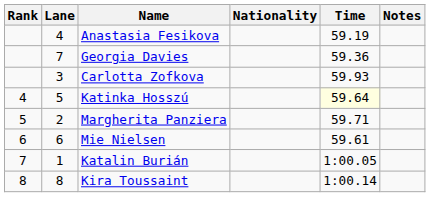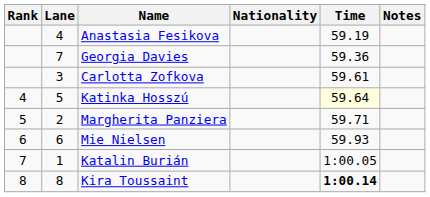(350, 77) 59.93 -> (350, 77) 59.61
(350, 139) 59.61 -> (350, 139) 59.93
(350, 181) normal -> (350, 181) bold
